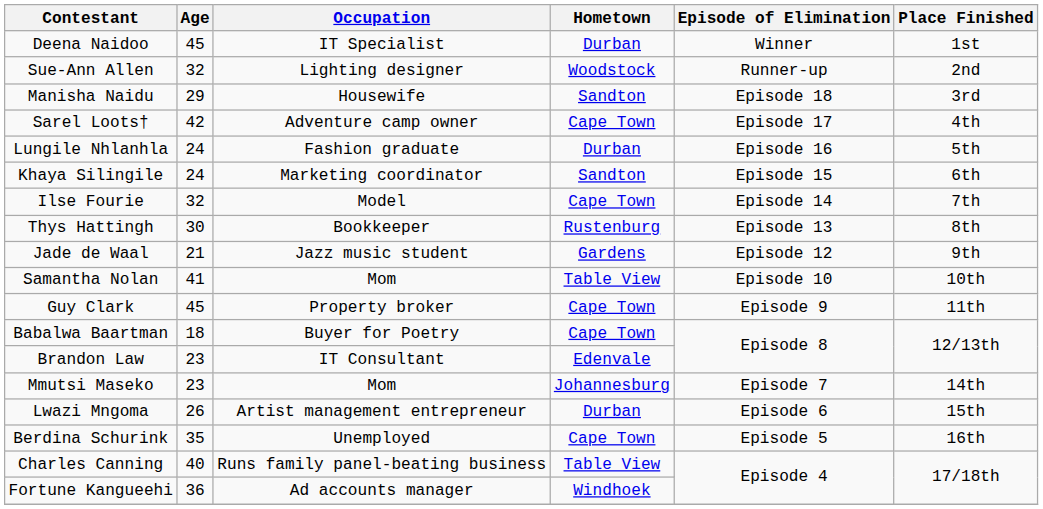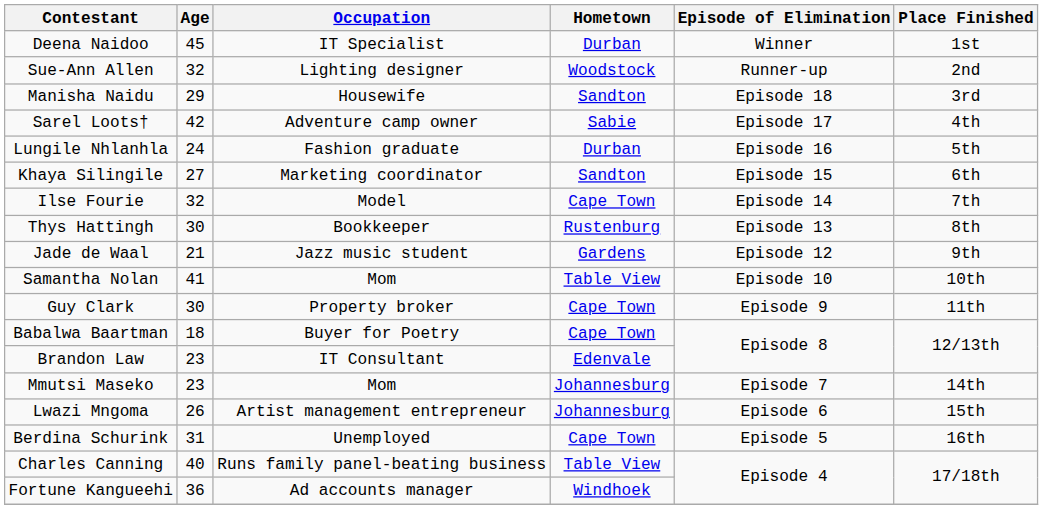(612, 123) Cape Town -> (612, 123) Sabie
(195, 175) 24 -> (195, 175) 27
(195, 307) 45 -> (195, 307) 30
(612, 412) Durban -> (612, 412) Johannesburg
(195, 438) 35 -> (195, 438) 31
